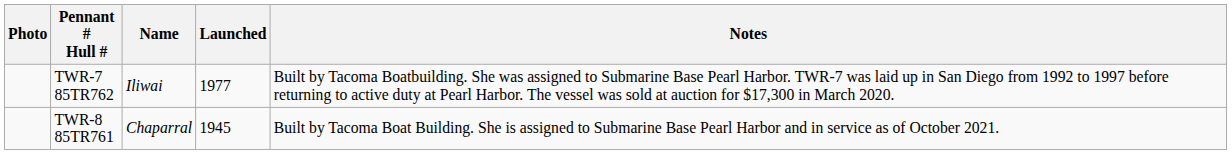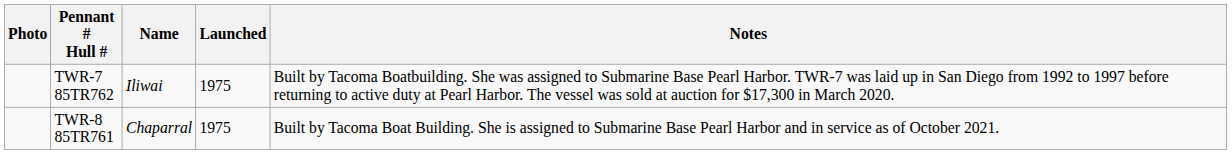(215, 85) 1977 -> (215, 85) 1975
(215, 128) 1945 -> (215, 128) 1975
